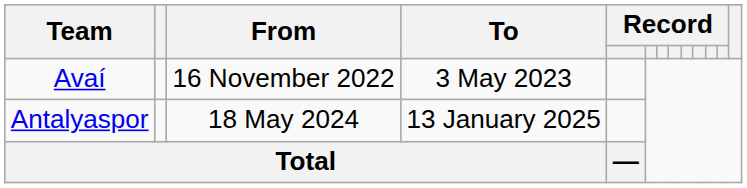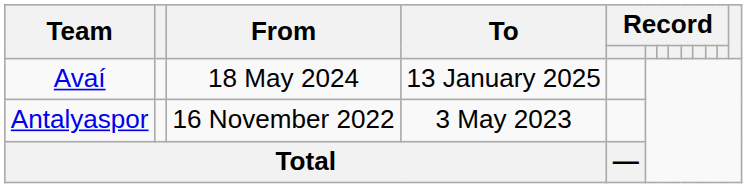(284, 78) 16 November 2022 -> (284, 78) 18 May 2024
(504, 78) 3 May 2023 -> (504, 78) 13 January 2025
(284, 119) 18 May 2024 -> (284, 119) 16 November 2022
(504, 119) 13 January 2025 -> (504, 119) 3 May 2023
